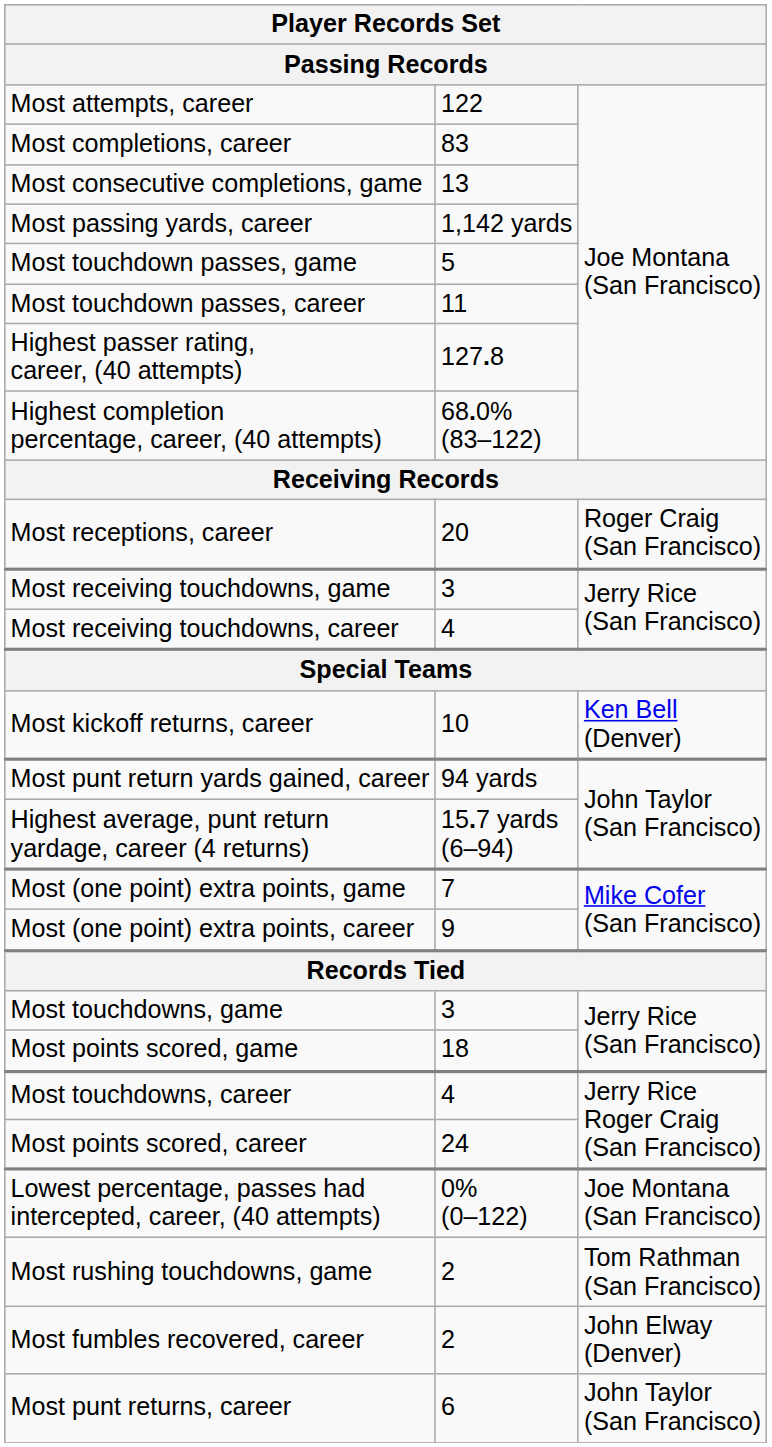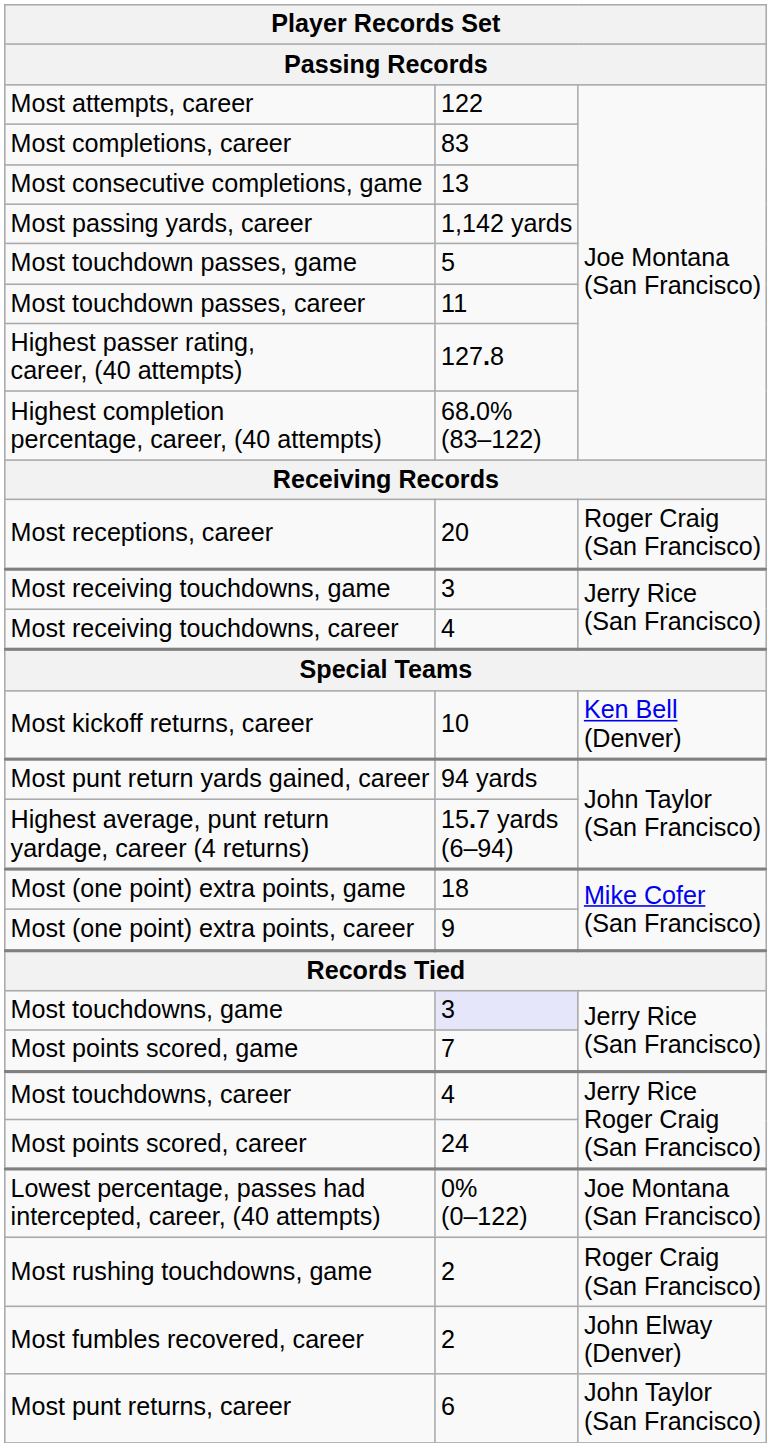(448, 889) 7 -> (455, 889) 18
(448, 1010) no background -> (448, 1010) lavender background
(455, 1050) 18 -> (448, 1050) 7
(673, 1271) Tom Rathman (San Francisco) -> (673, 1271) Roger Craig (San Francisco)
